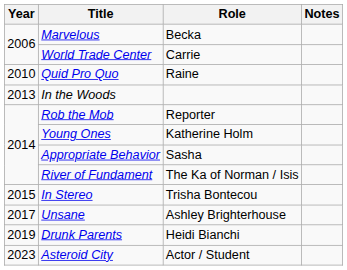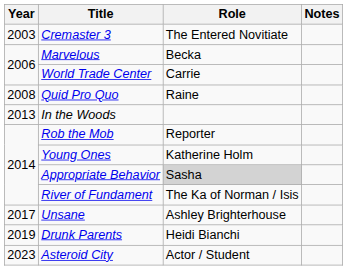+ row: (76, 34)
(21, 74) 2010 -> (21, 94) 2008
(184, 154) no background -> (184, 174) lightgrey background
- row: (67, 194)
